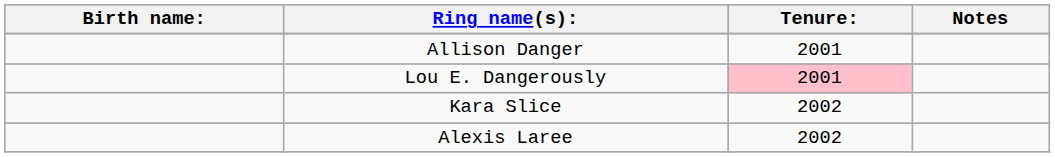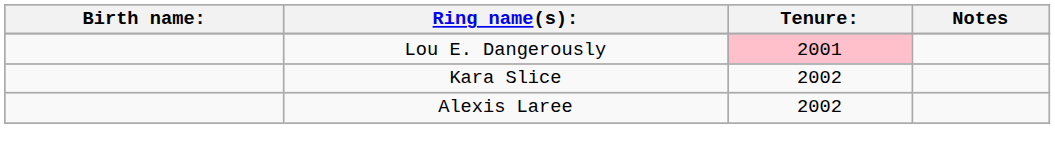- row: (505, 49)
